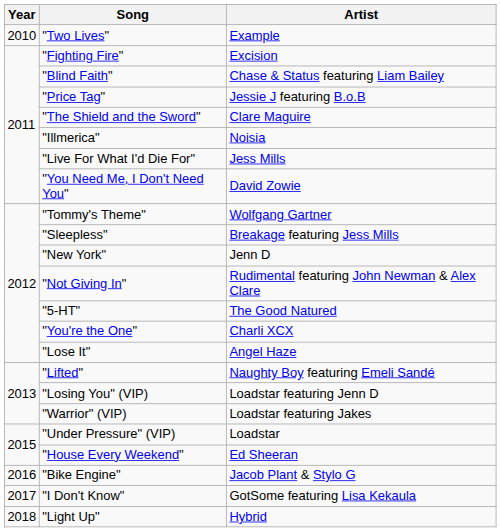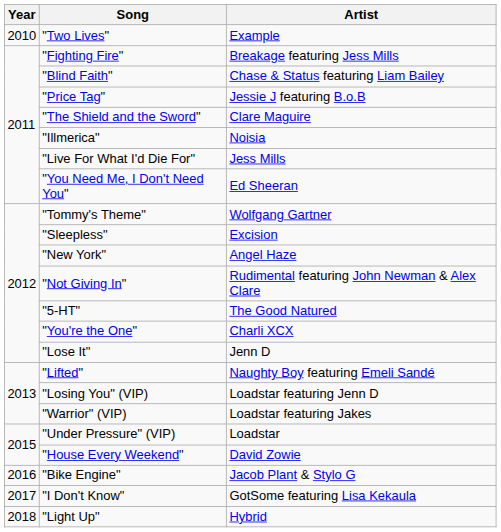(254, 55) Excision -> (314, 55) Breakage featuring Jess Mills
(265, 186) David Zowie -> (264, 186) Ed Sheeran
(314, 234) Breakage featuring Jess Mills -> (254, 234) Excision
(250, 255) Jenn D -> (263, 255) Angel Haze
(263, 352) Angel Haze -> (250, 352) Jenn D
(264, 455) Ed Sheeran -> (265, 455) David Zowie
